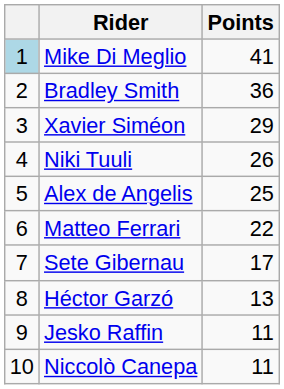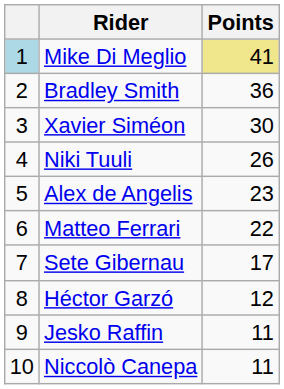(262, 57) no background -> (262, 57) khaki background
(262, 125) 29 -> (262, 125) 30
(262, 194) 25 -> (262, 194) 23
(262, 297) 13 -> (262, 297) 12
